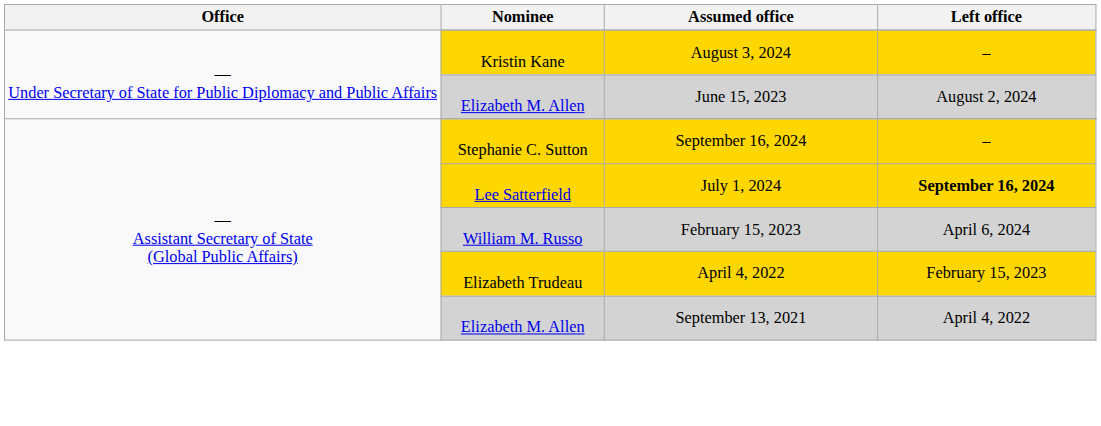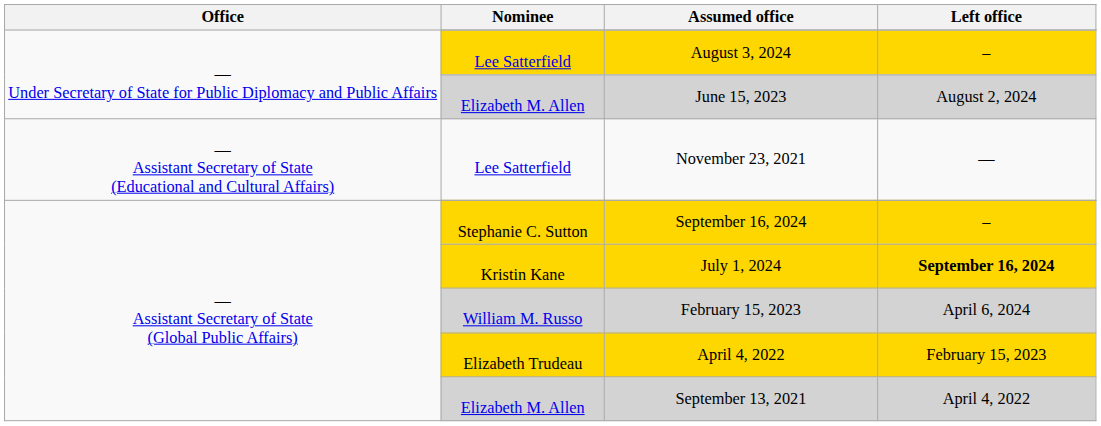(523, 61) Kristin Kane -> (523, 61) Lee Satterfield
+ row: (223, 168)
(523, 194) Lee Satterfield -> (523, 275) Kristin Kane
